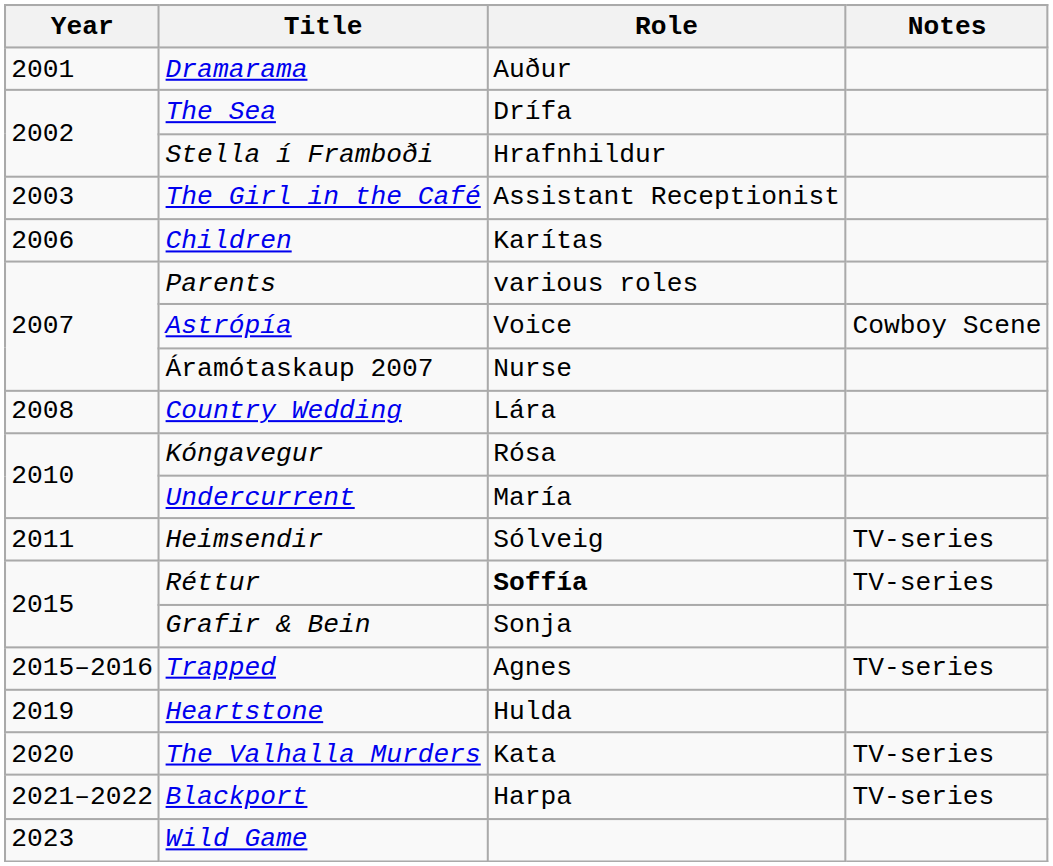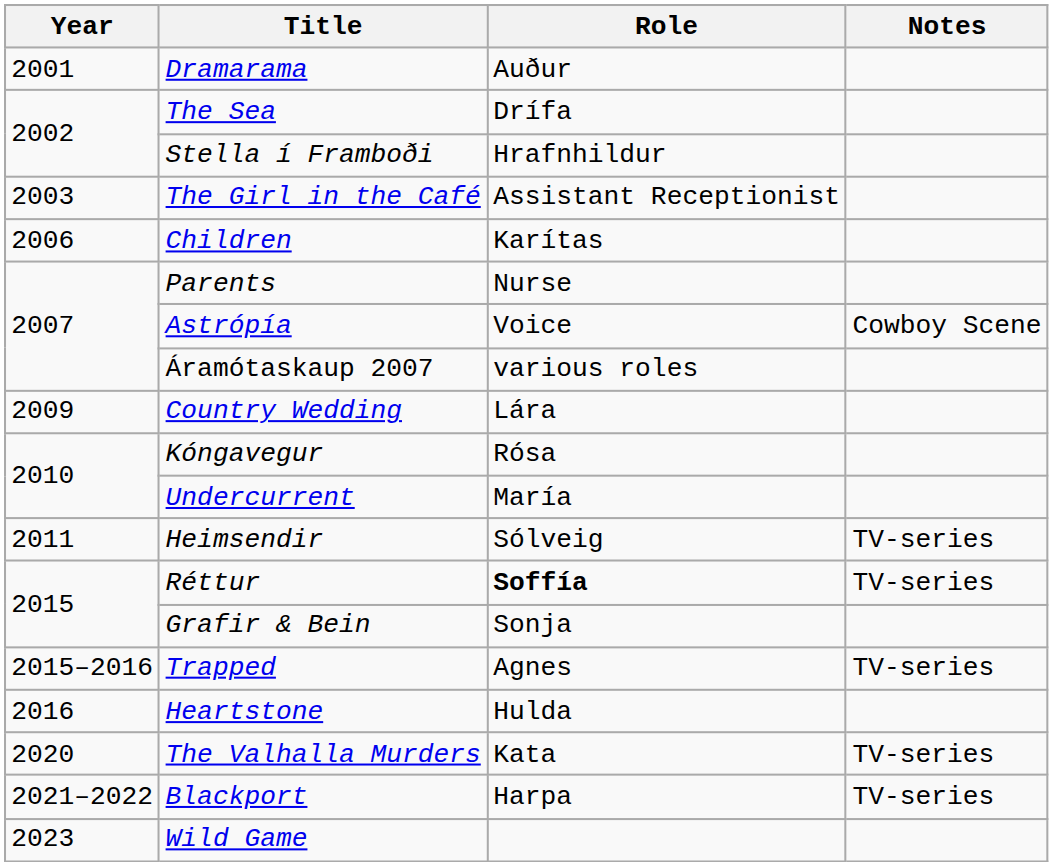(596, 283) various roles -> (533, 283) Nurse
(533, 369) Nurse -> (596, 369) various roles
(43, 412) 2008 -> (43, 412) 2009
(43, 711) 2019 -> (43, 711) 2016
